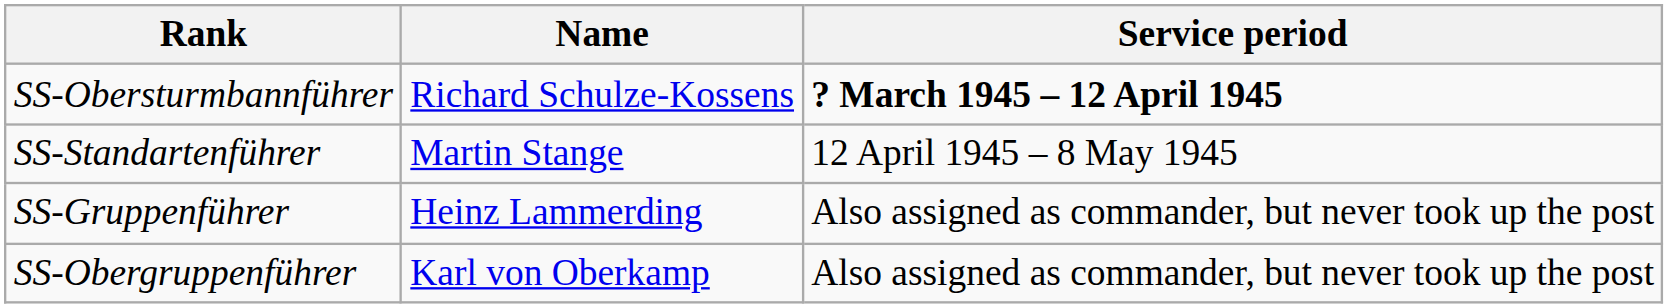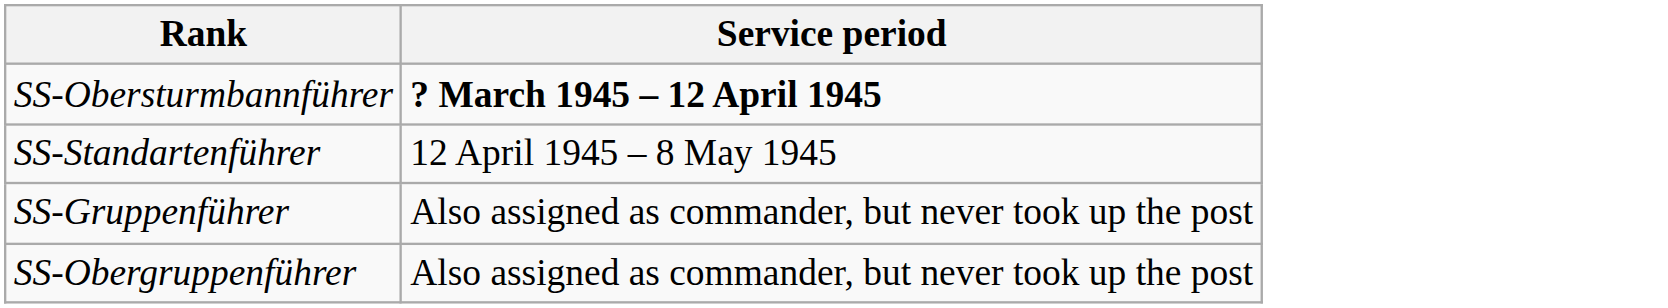- column: (602, 34)
